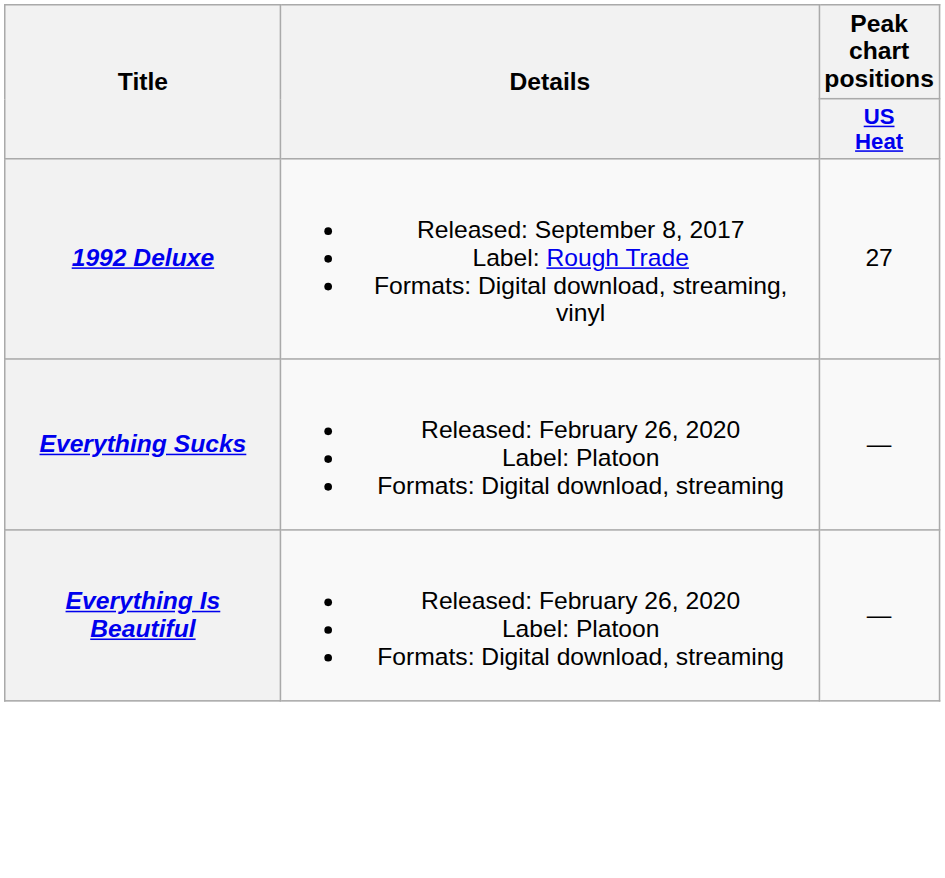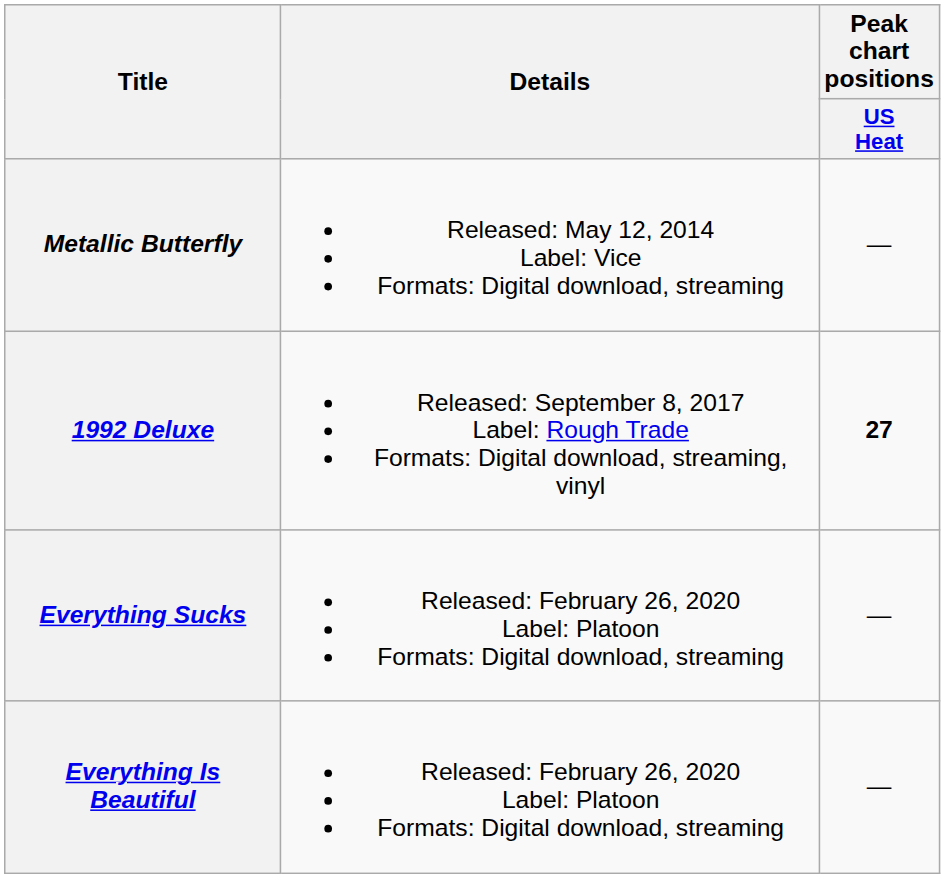+ row: (143, 244)
(879, 258) normal -> (879, 429) bold
